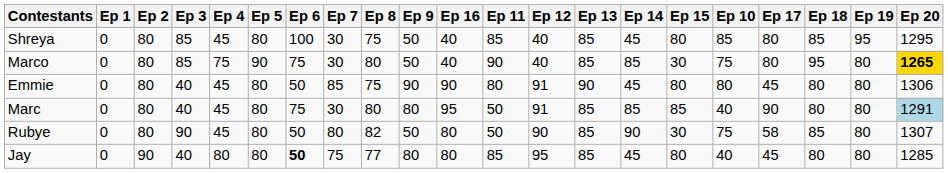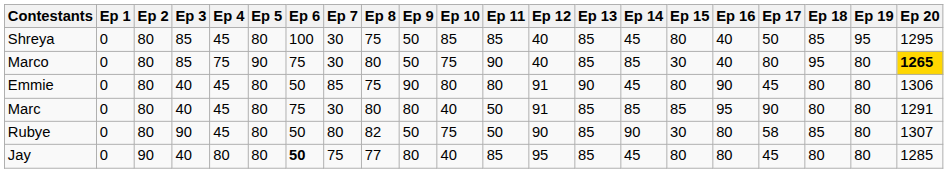columns swapped: (736, 16) <-> (460, 16)
(770, 39) 80 -> (770, 39) 50
(917, 109) lightblue background -> (917, 109) no background
